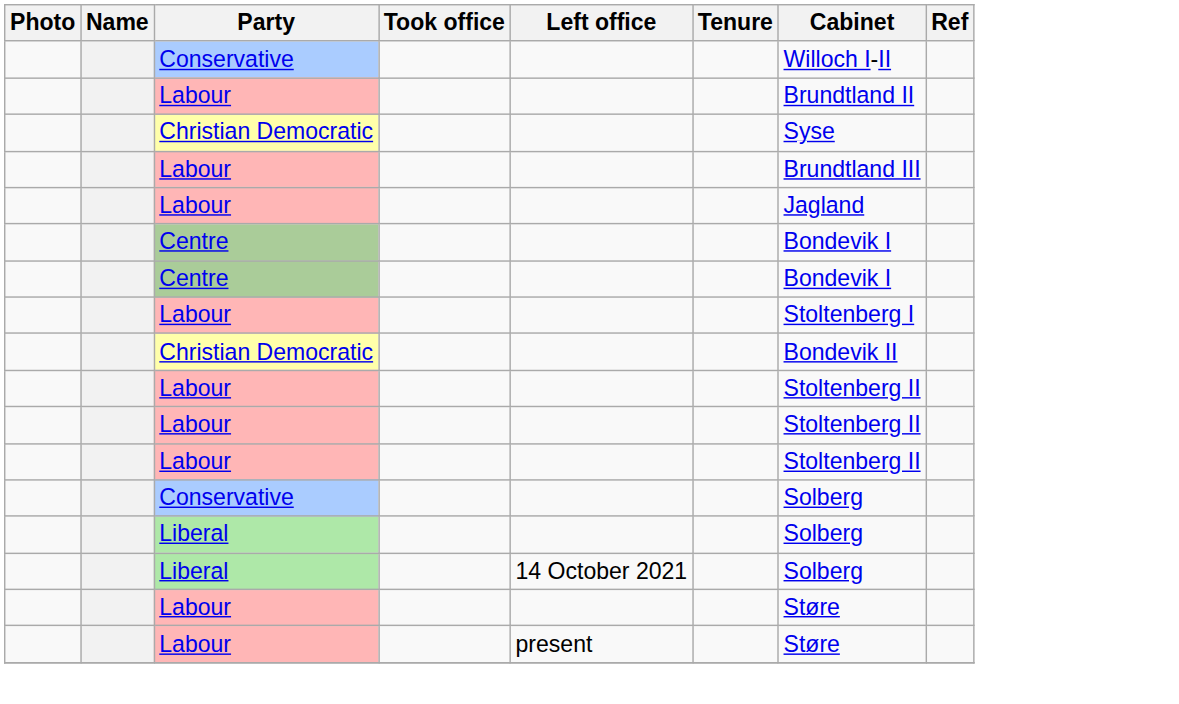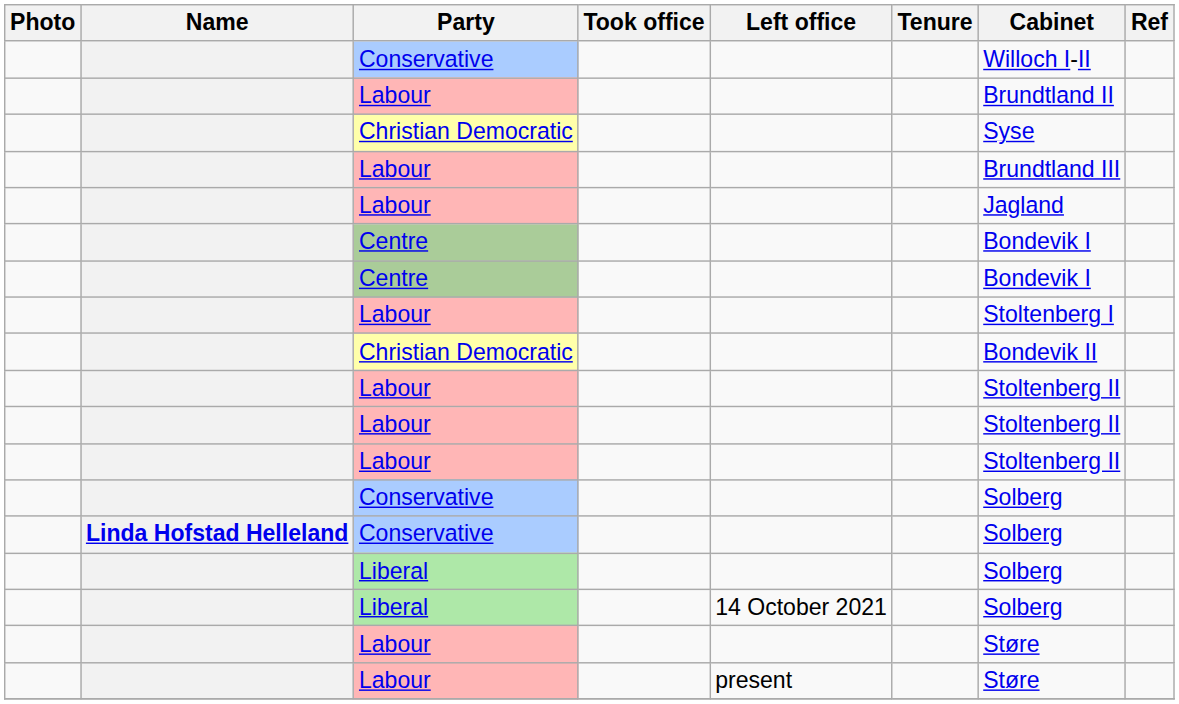+ row: (217, 534)
